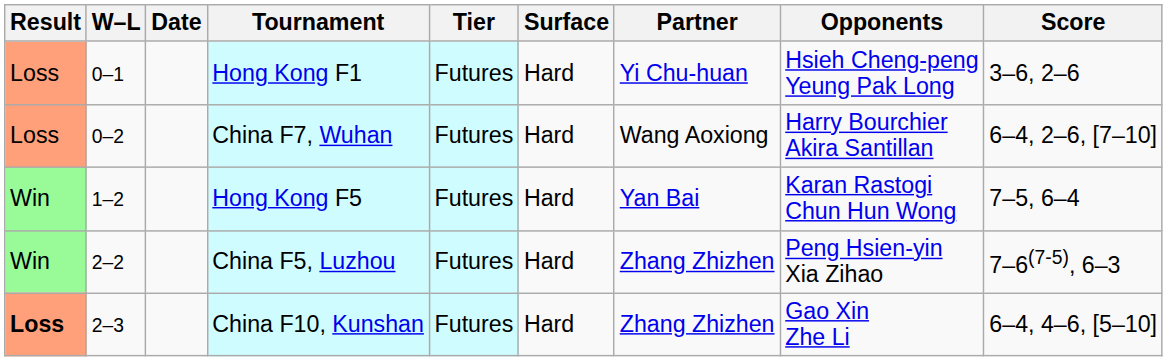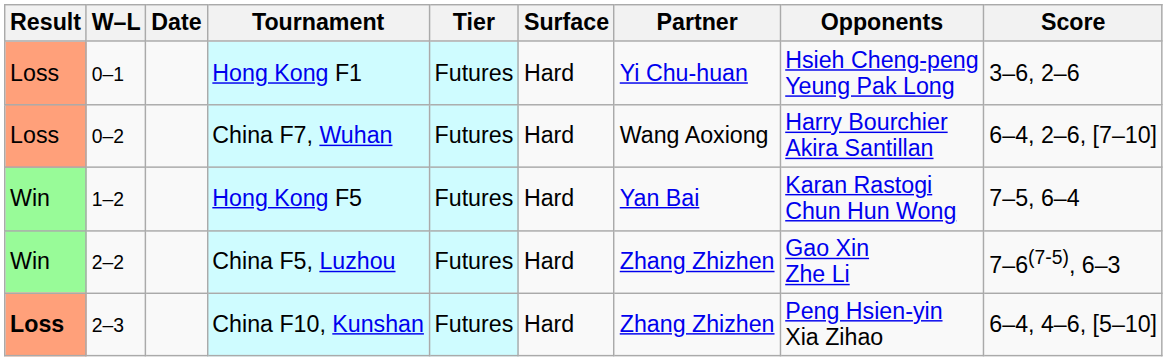(864, 261) Peng Hsien-yin Xia Zihao -> (827, 261) Gao Xin Zhe Li
(827, 324) Gao Xin Zhe Li -> (864, 324) Peng Hsien-yin Xia Zihao
